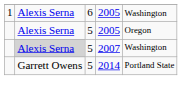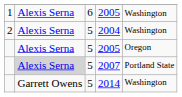+ row: (10, 30)
(146, 48) Washington -> (150, 65) Portland State
(150, 65) Portland State -> (146, 83) Washington
